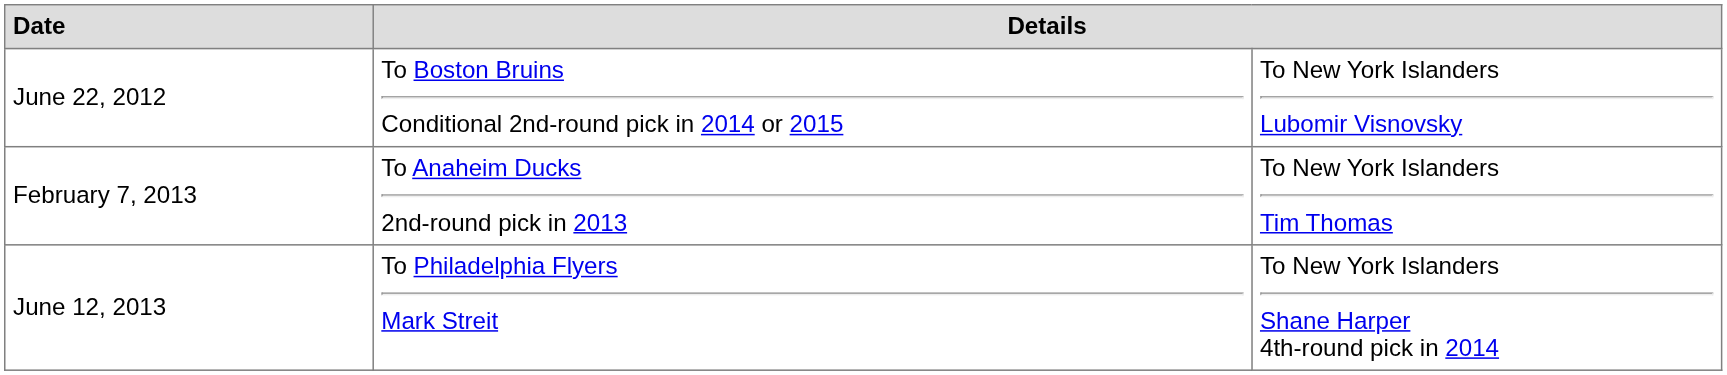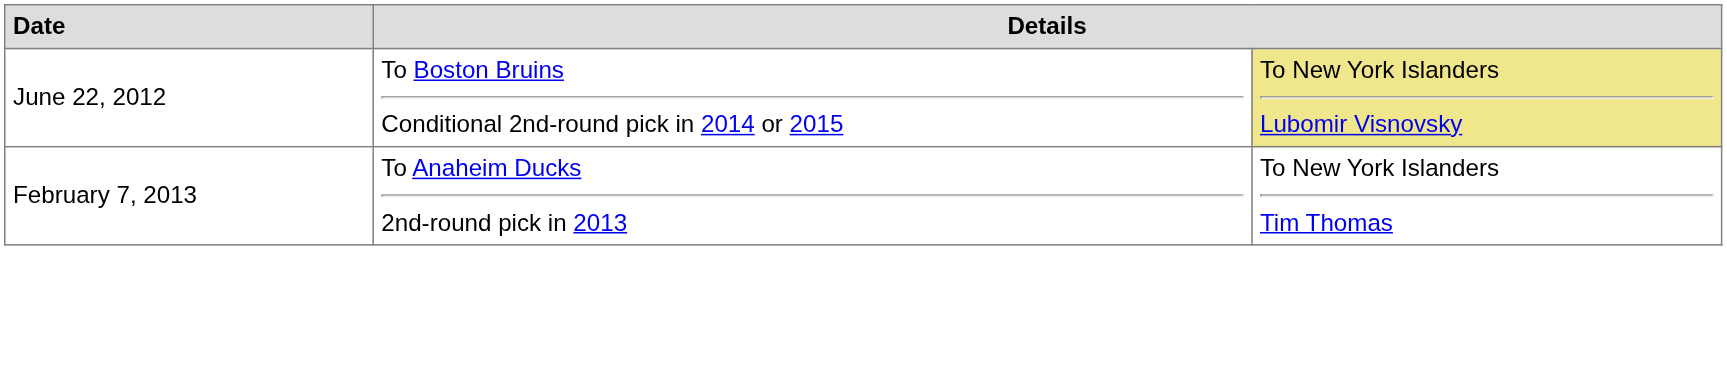(1486, 97) no background -> (1486, 97) khaki background
- row: (90, 307)
